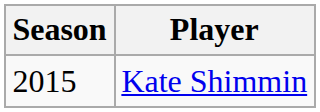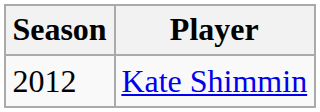(44, 80) 2015 -> (44, 80) 2012
